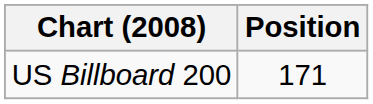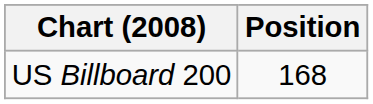(303, 74) 171 -> (303, 74) 168
